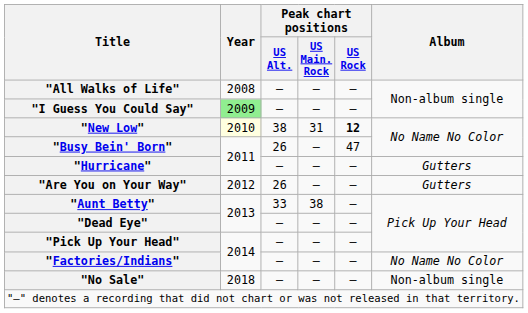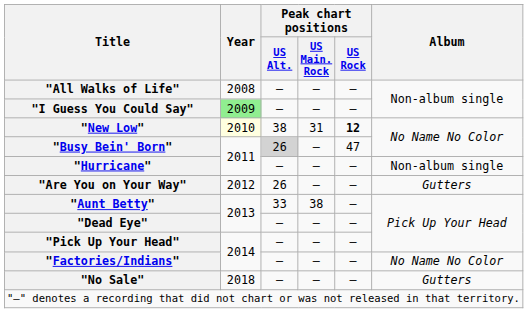(280, 147) no background -> (280, 147) lightgrey background
(447, 166) Gutters -> (447, 166) Non-album single
(447, 280) Non-album single -> (447, 280) Gutters
